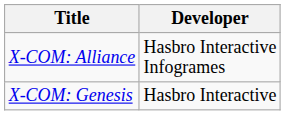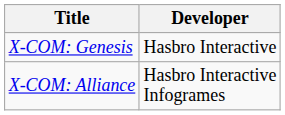rows swapped: (71, 95) <-> (72, 57)
